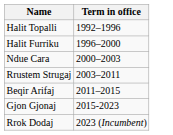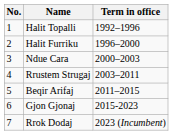+ column: (14, 12)
